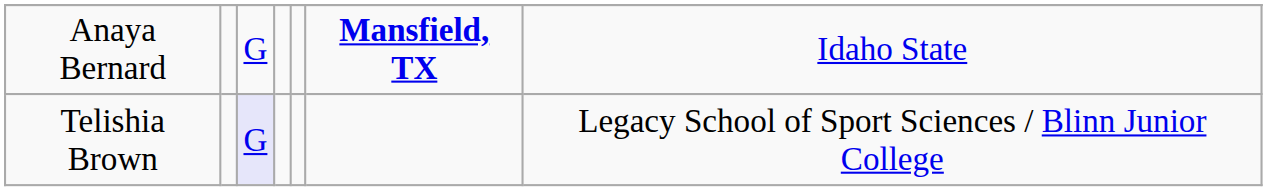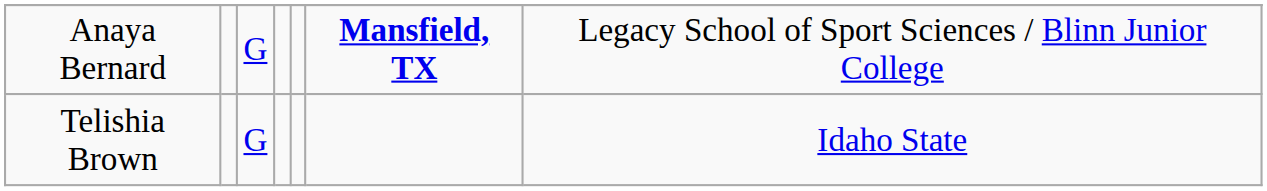(892, 49) Idaho State -> (892, 49) Legacy School of Sport Sciences / Blinn Junior College
(255, 139) lavender background -> (255, 139) no background
(892, 139) Legacy School of Sport Sciences / Blinn Junior College -> (892, 139) Idaho State
